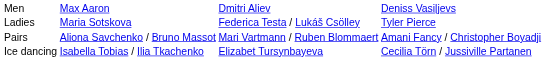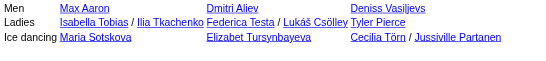(96, 23) Maria Sotskova -> (132, 23) Isabella Tobias / Ilia Tkachenko
- row: (16, 37)
(132, 51) Isabella Tobias / Ilia Tkachenko -> (96, 37) Maria Sotskova
